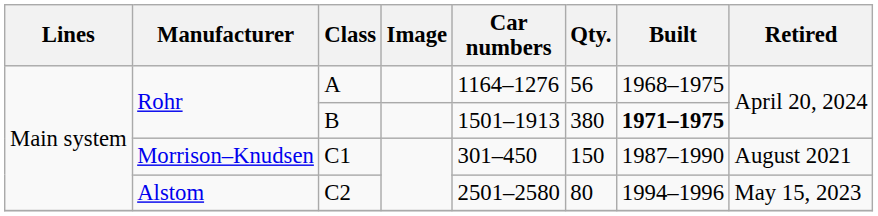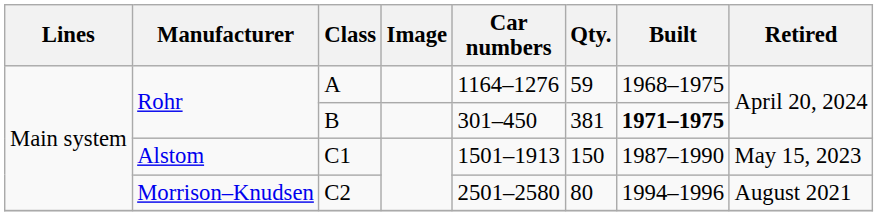(582, 84) 56 -> (582, 84) 59
(509, 120) 1501–1913 -> (497, 120) 301–450
(587, 120) 380 -> (587, 120) 381
(226, 156) Morrison–Knudsen -> (171, 156) Alstom
(497, 156) 301–450 -> (509, 156) 1501–1913
(793, 156) August 2021 -> (798, 156) May 15, 2023
(171, 192) Alstom -> (226, 192) Morrison–Knudsen
(798, 192) May 15, 2023 -> (793, 192) August 2021
